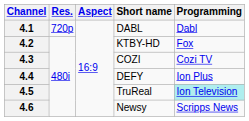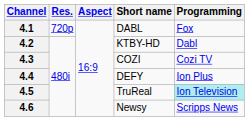(187, 28) Dabl -> (185, 28) Fox
(185, 44) Fox -> (187, 44) Dabl
